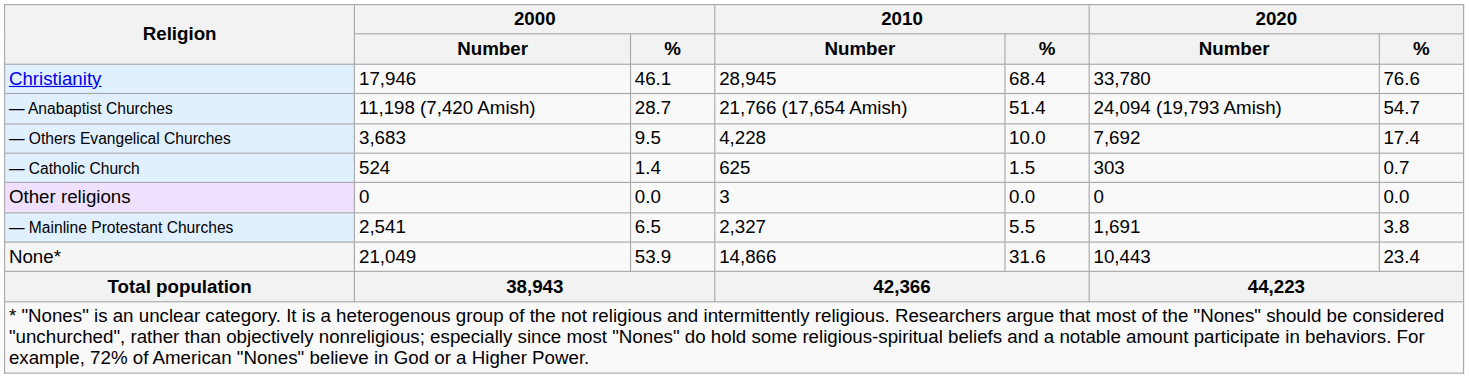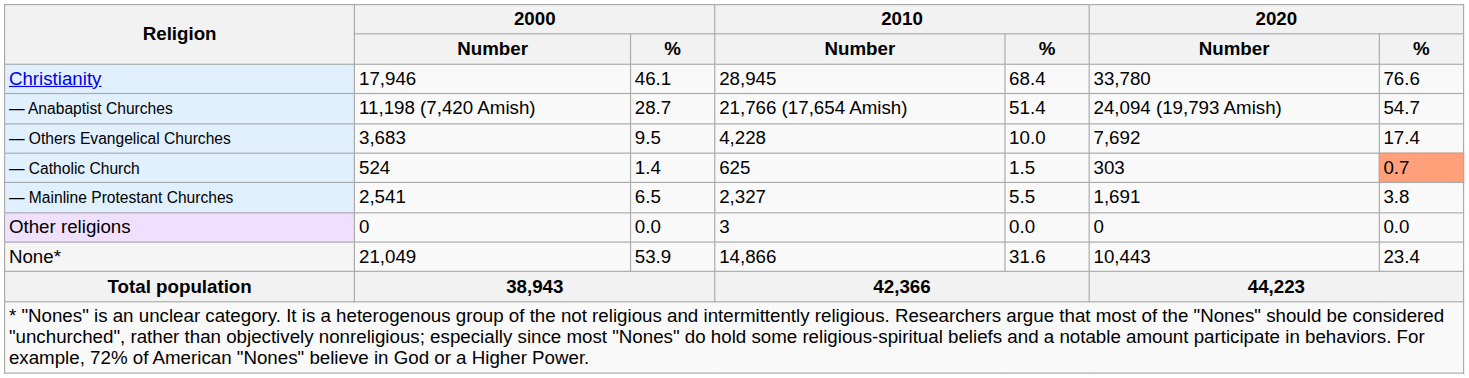(1396, 167) no background -> (1396, 167) lightsalmon background
rows swapped: (121, 228) <-> (70, 197)
